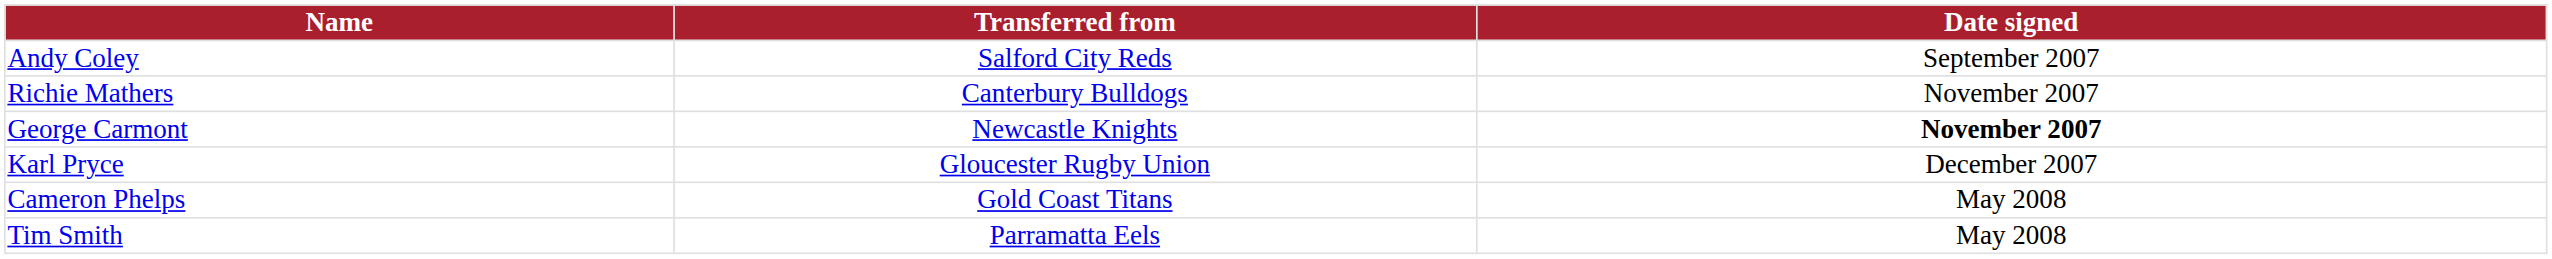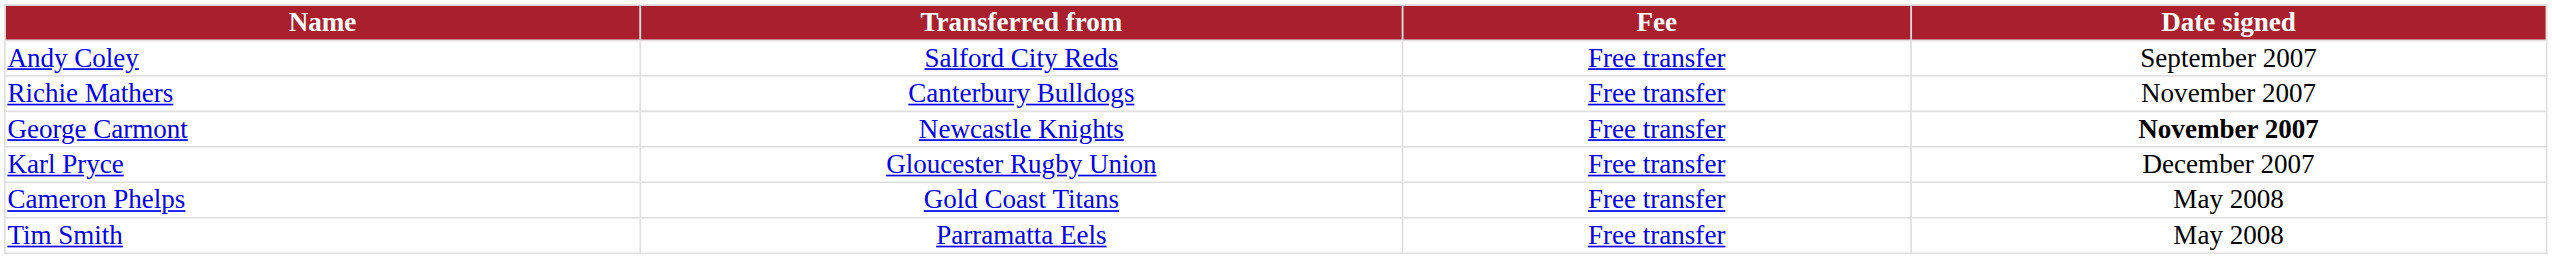+ column: (1657, 22)
